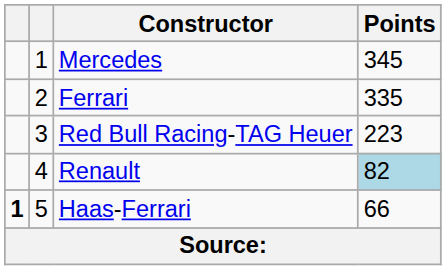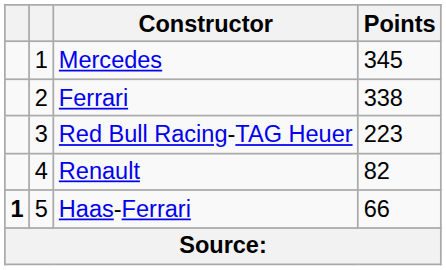(383, 97) 335 -> (383, 97) 338
(377, 171) lightblue background -> (377, 171) no background
